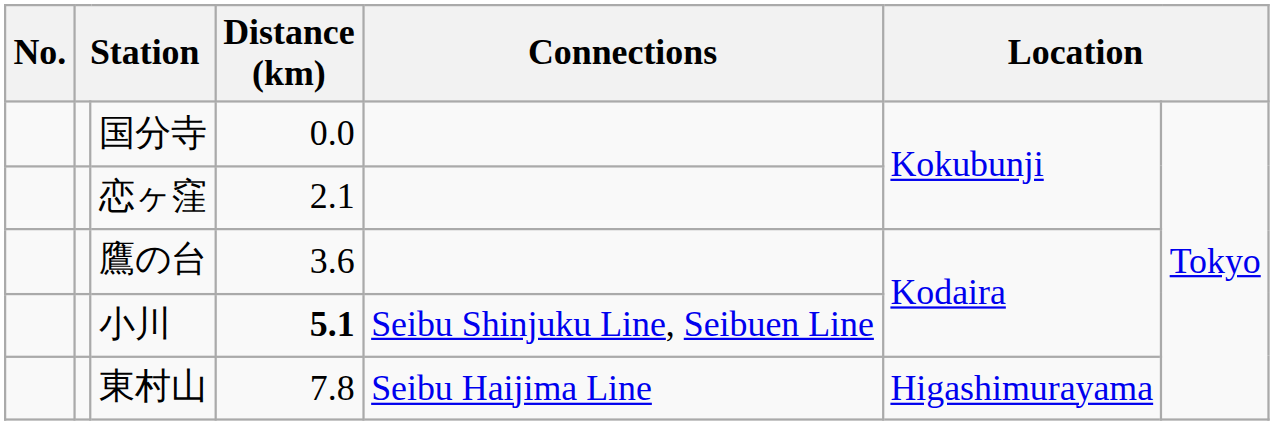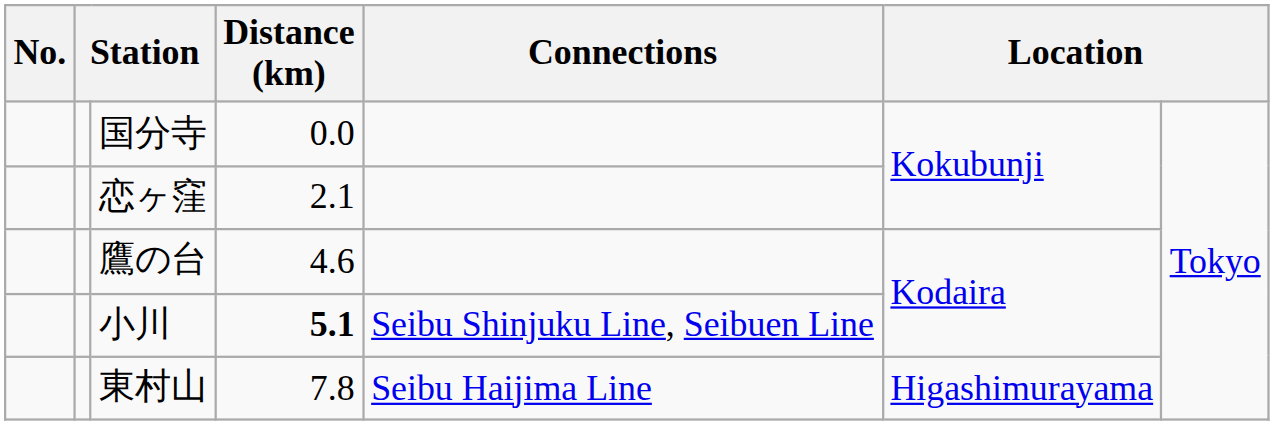(332, 260) 3.6 -> (332, 260) 4.6
